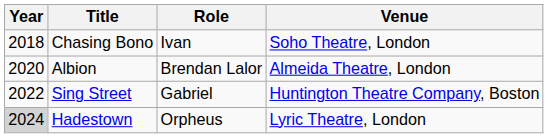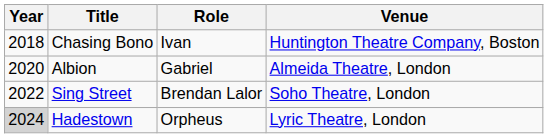(350, 42) Soho Theatre, London -> (404, 42) Huntington Theatre Company, Boston
(211, 68) Brendan Lalor -> (187, 68) Gabriel
(187, 94) Gabriel -> (211, 94) Brendan Lalor
(404, 94) Huntington Theatre Company, Boston -> (350, 94) Soho Theatre, London
